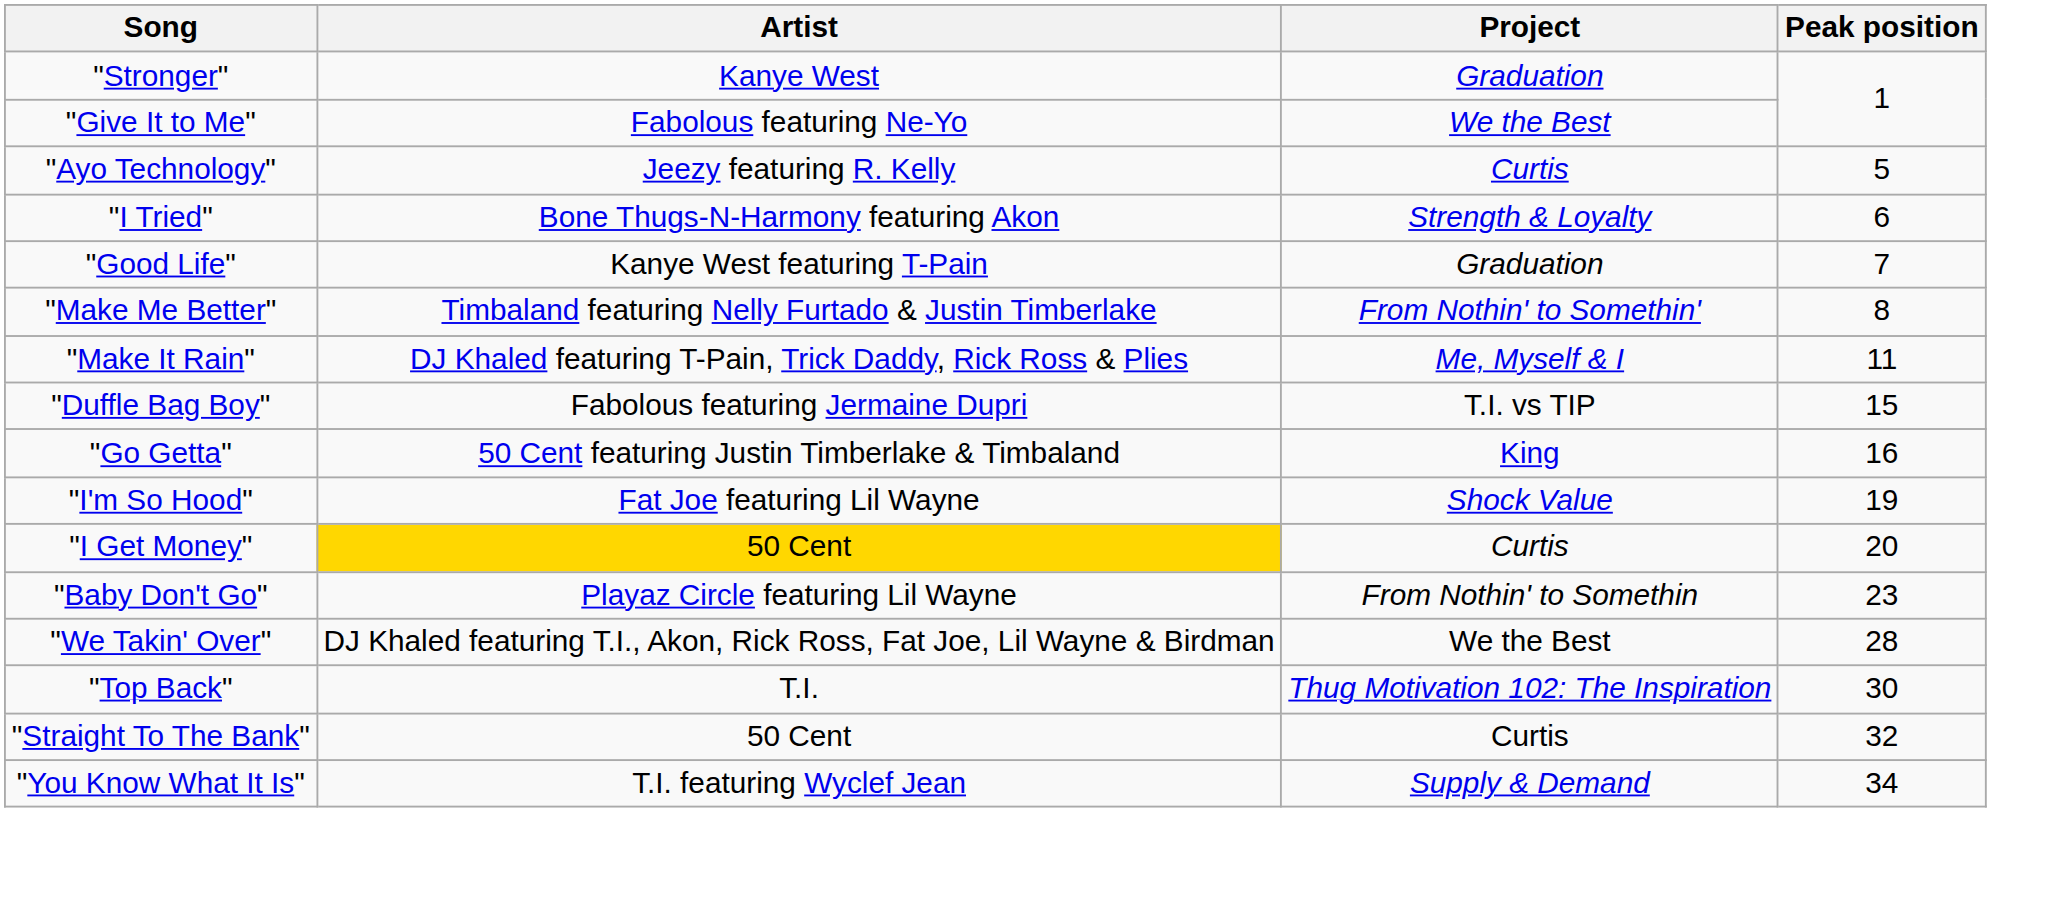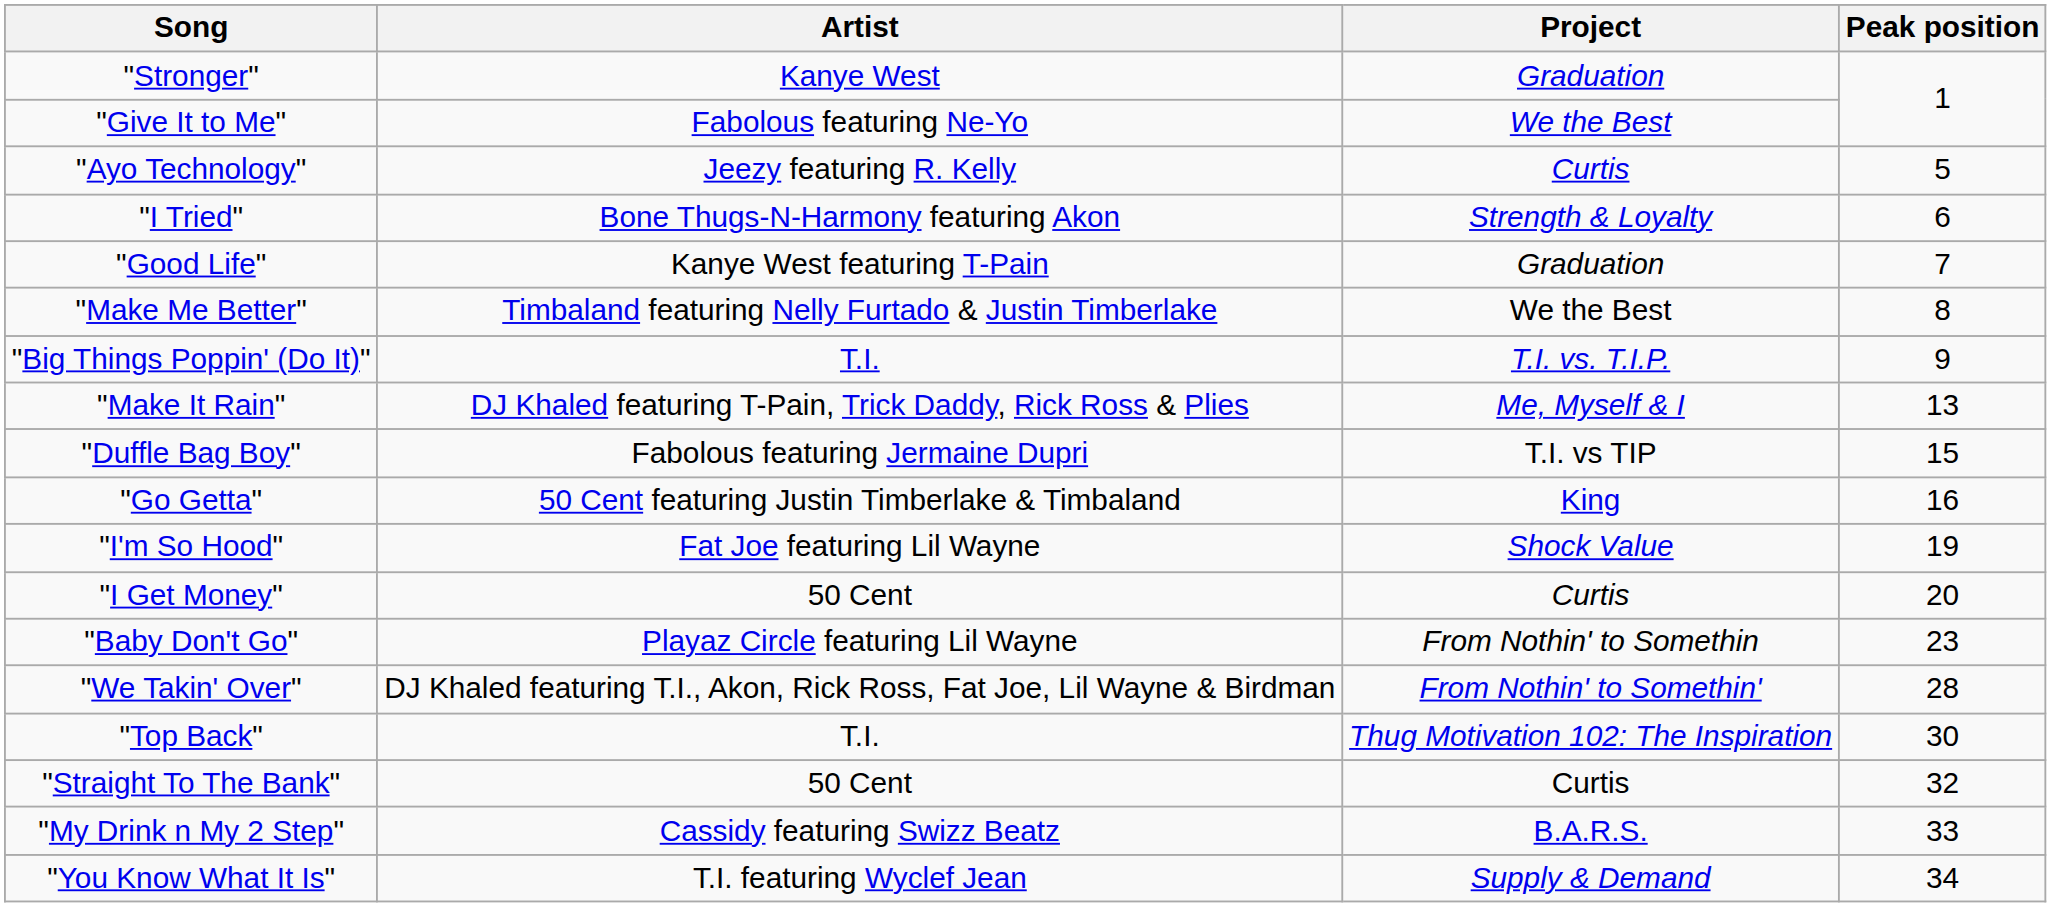(1530, 311) From Nothin' to Somethin' -> (1591, 311) We the Best
+ row: (191, 358)
(1882, 358) 11 -> (1943, 405) 13
(799, 547) gold background -> (860, 594) no background
(1530, 641) We the Best -> (1591, 688) From Nothin' to Somethin'
+ row: (191, 830)
